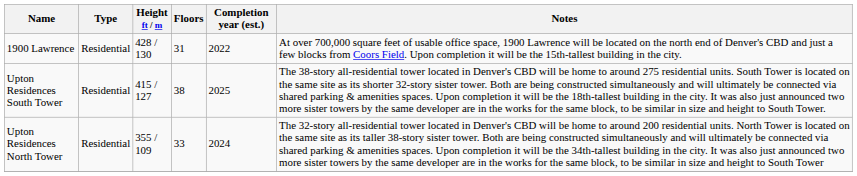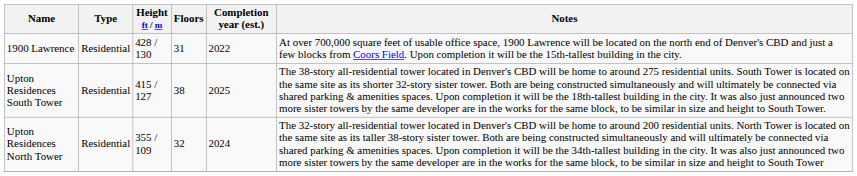(179, 144) 33 -> (179, 144) 32
